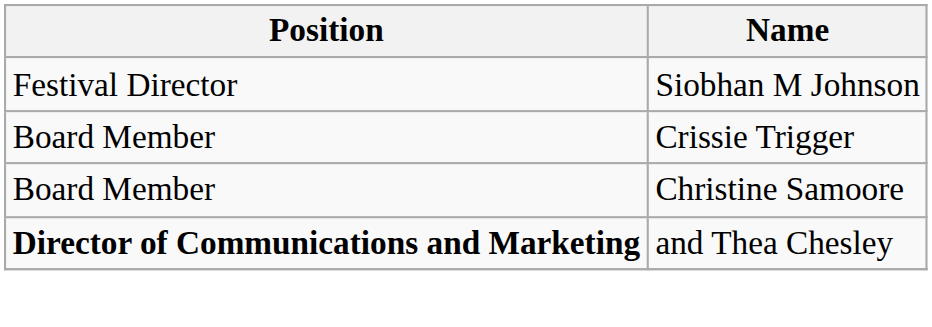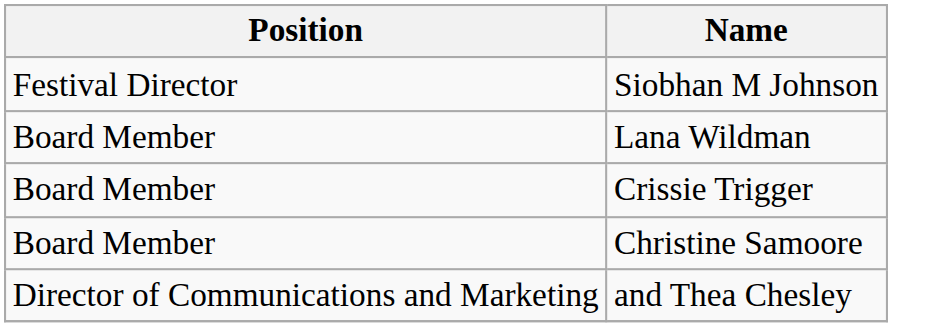+ row: (712, 136)
(326, 242) bold -> (306, 294) normal
